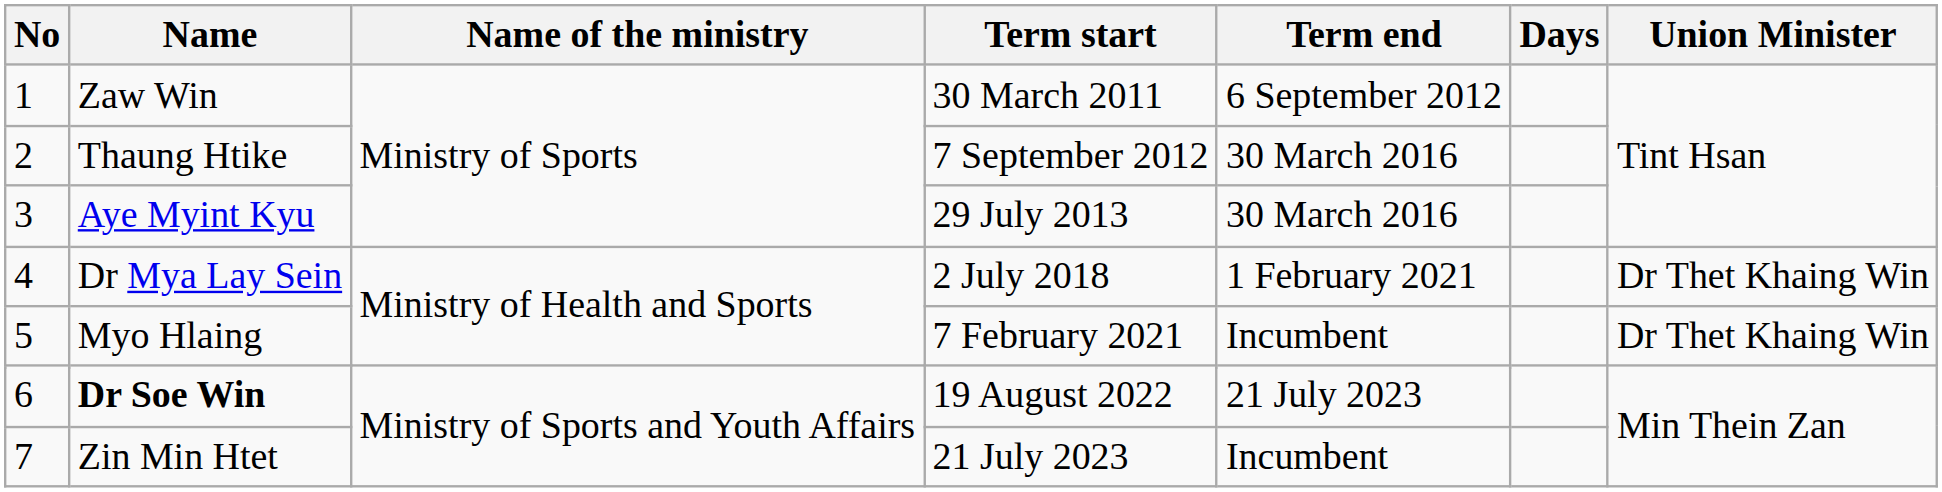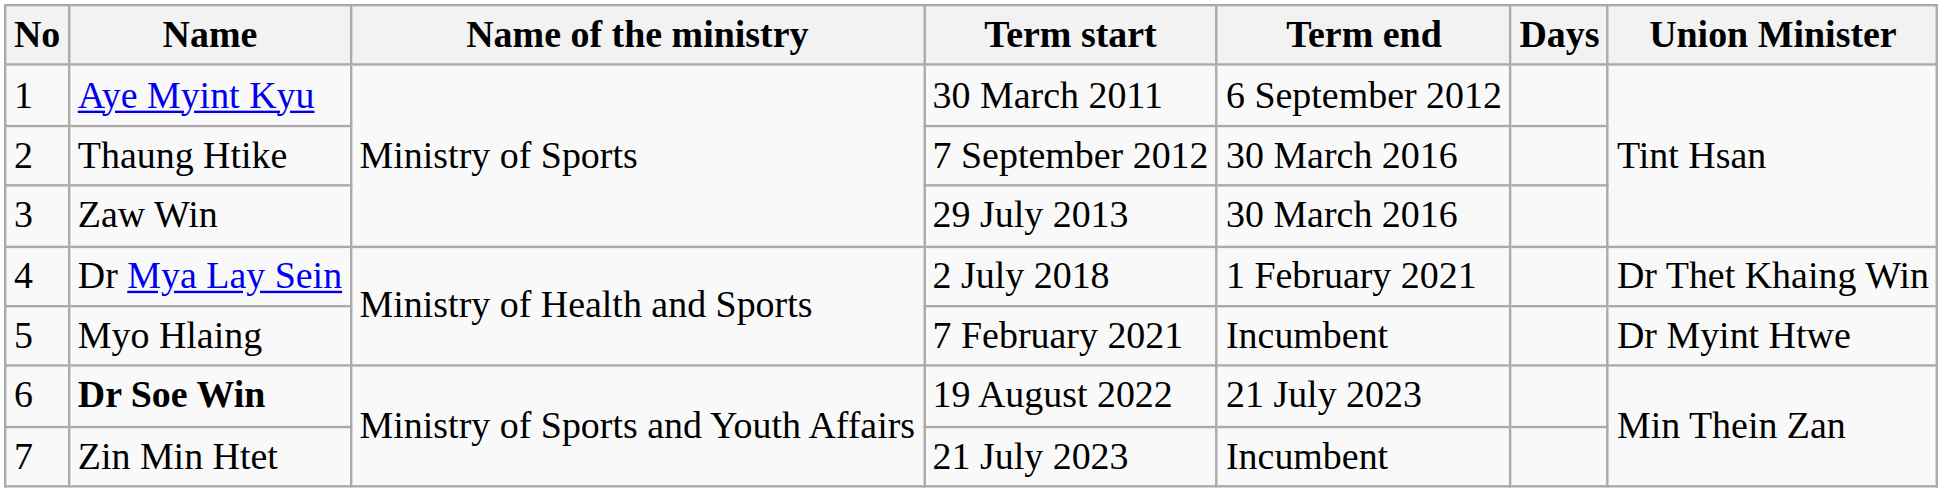(148, 94) Zaw Win -> (196, 94) Aye Myint Kyu
(196, 214) Aye Myint Kyu -> (148, 214) Zaw Win
(1773, 335) Dr Thet Khaing Win -> (1734, 335) Dr Myint Htwe
